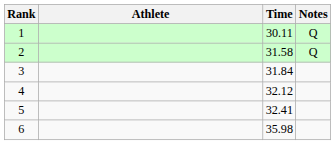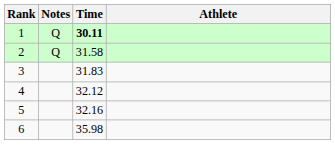columns swapped: (151, 14) <-> (313, 14)
(279, 33) normal -> (90, 33) bold
(279, 71) 31.84 -> (90, 71) 31.83
(279, 110) 32.41 -> (90, 110) 32.16
